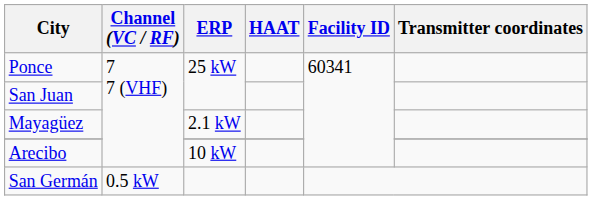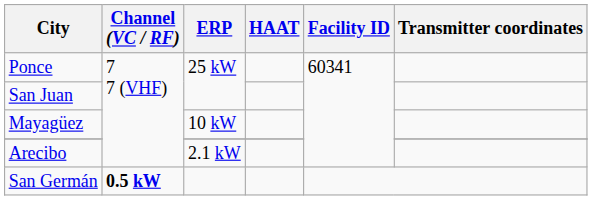(214, 124) 2.1 kW -> (212, 124) 10 kW
(212, 152) 10 kW -> (214, 152) 2.1 kW
(132, 180) normal -> (133, 180) bold
